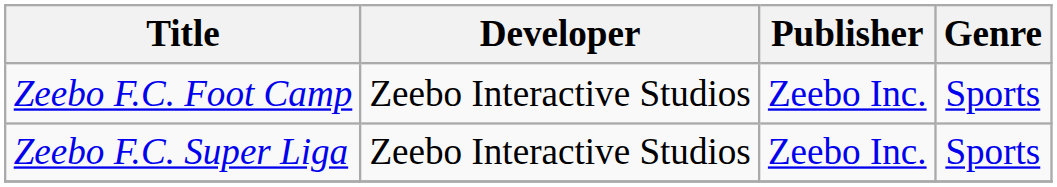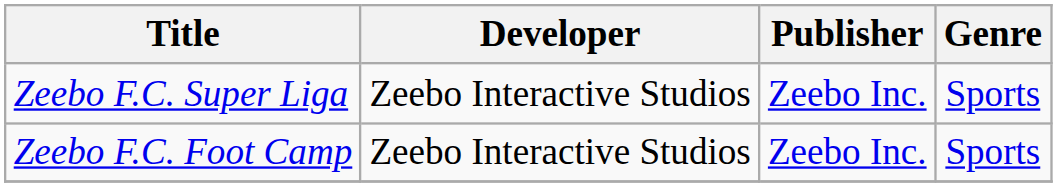rows swapped: (183, 92) <-> (181, 151)
